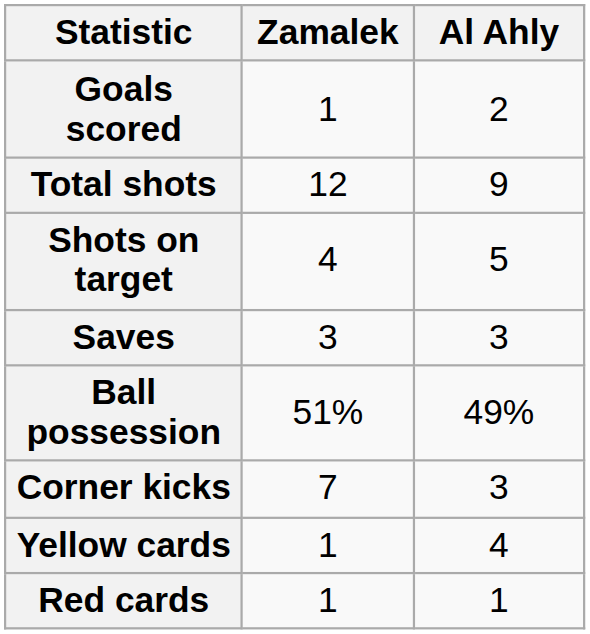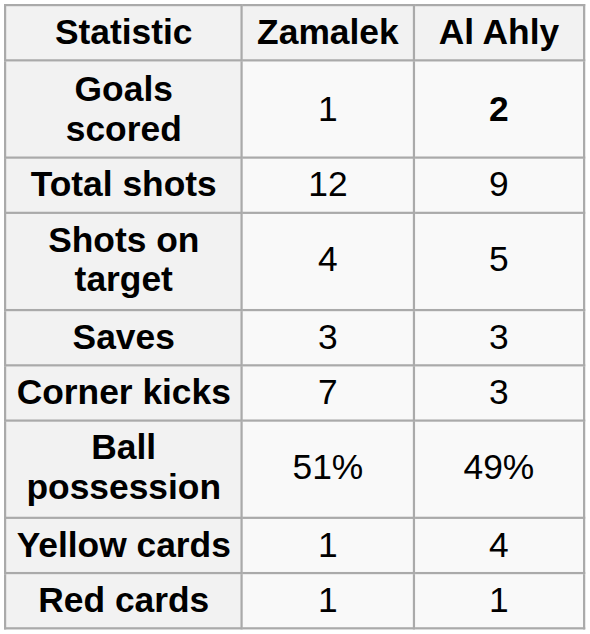(499, 108) normal -> (499, 108) bold
rows swapped: (124, 412) <-> (124, 488)
